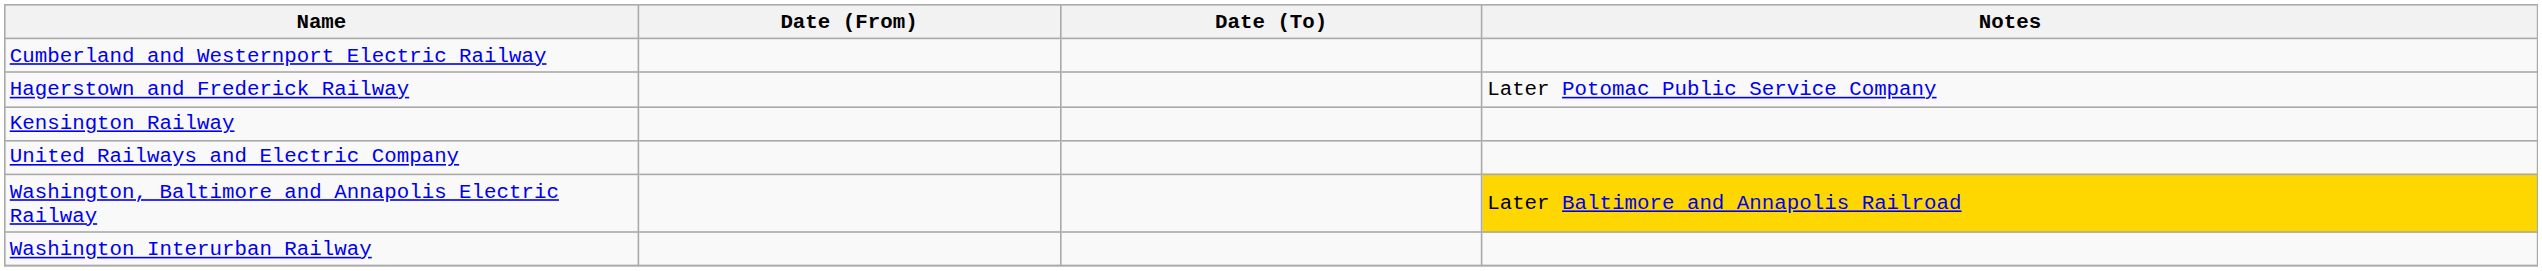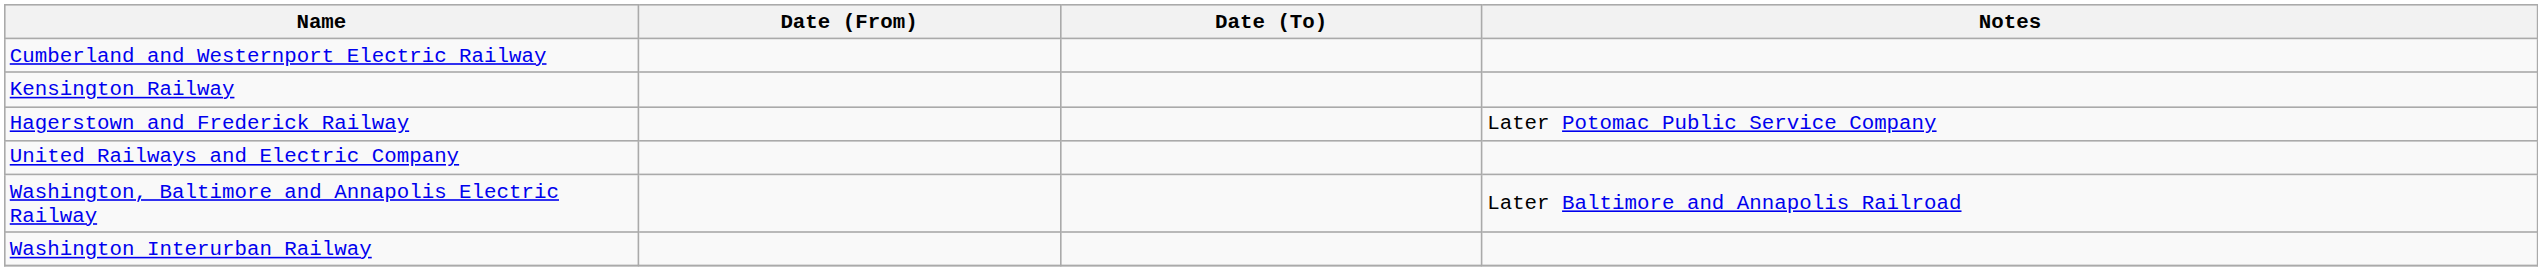rows swapped: (122, 123) <-> (209, 90)
(1724, 203) gold background -> (1724, 203) no background
